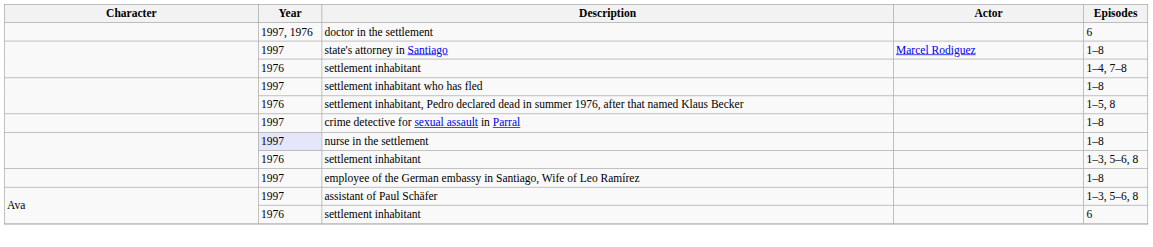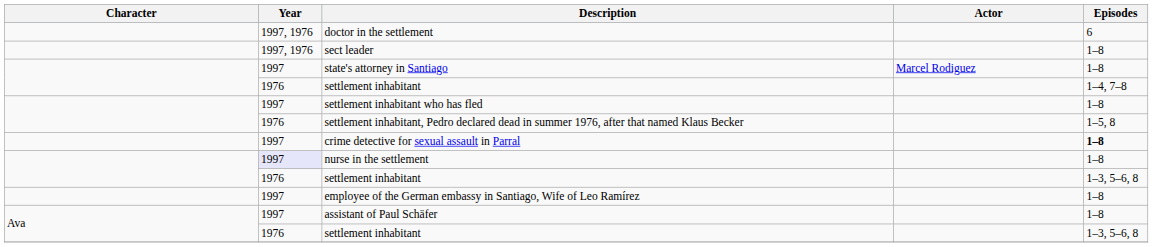+ row: (131, 50)
(1095, 123) normal -> (1095, 141) bold
(1112, 196) 1–3, 5–6, 8 -> (1095, 214) 1–8
(1089, 214) 6 -> (1112, 232) 1–3, 5–6, 8
